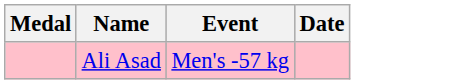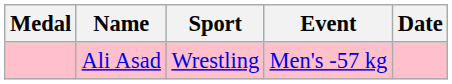+ column: (215, 23)
